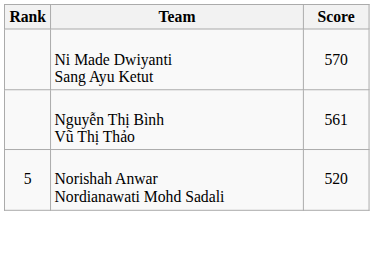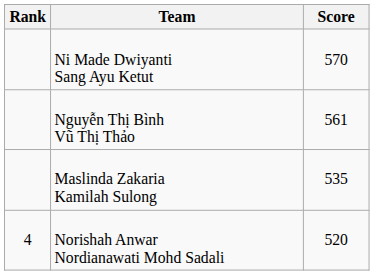+ row: (110, 188)
(28, 179) 5 -> (28, 239) 4
